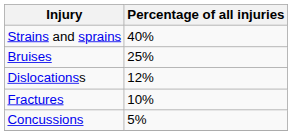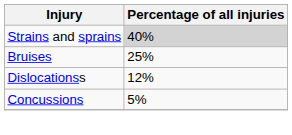(141, 36) no background -> (141, 36) lightgrey background
- row: (36, 99)
